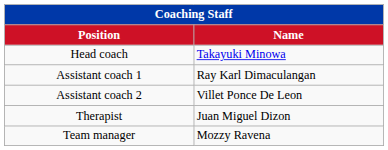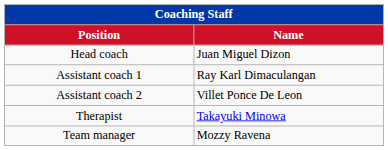(241, 55) Takayuki Minowa -> (244, 55) Juan Miguel Dizon
(244, 115) Juan Miguel Dizon -> (241, 115) Takayuki Minowa
